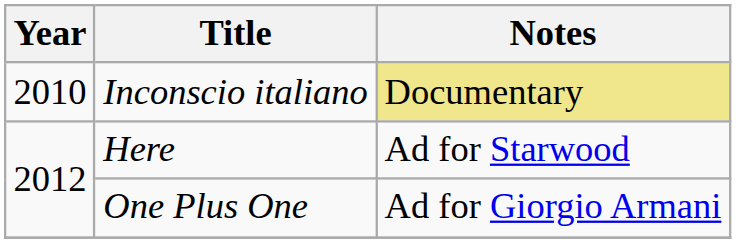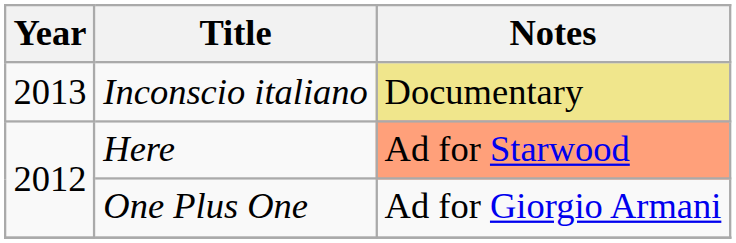(50, 91) 2010 -> (50, 91) 2013
(507, 149) no background -> (507, 149) lightsalmon background
